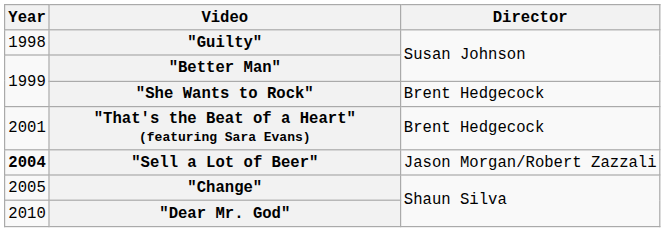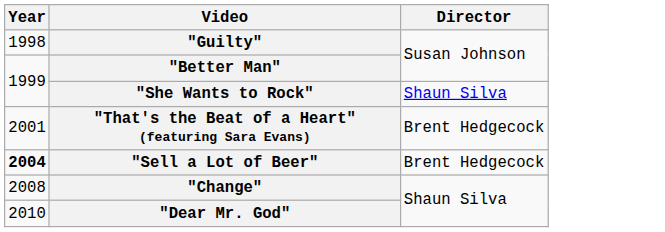(474, 94) Brent Hedgecock -> (455, 94) Shaun Silva
(530, 162) Jason Morgan/Robert Zazzali -> (474, 162) Brent Hedgecock
(27, 188) 2005 -> (27, 188) 2008
